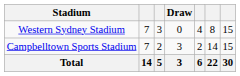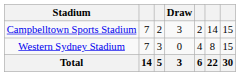rows swapped: (72, 46) <-> (72, 29)
